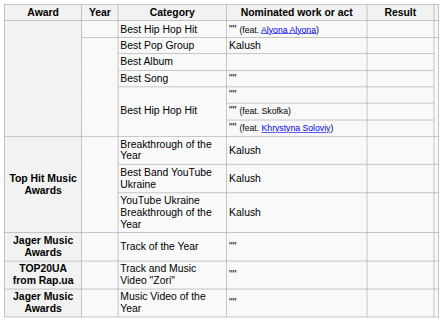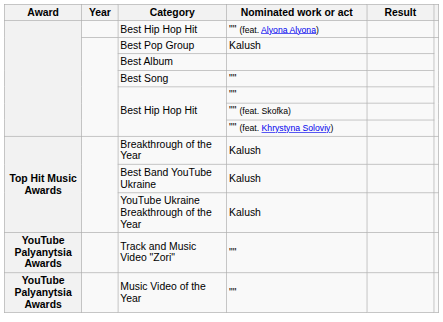- row: (159, 246)
(43, 275) TOP20UA from Rap.ua -> (43, 252) YouTube Palyanytsia Awards
(43, 303) Jager Music Awards -> (43, 292) YouTube Palyanytsia Awards
